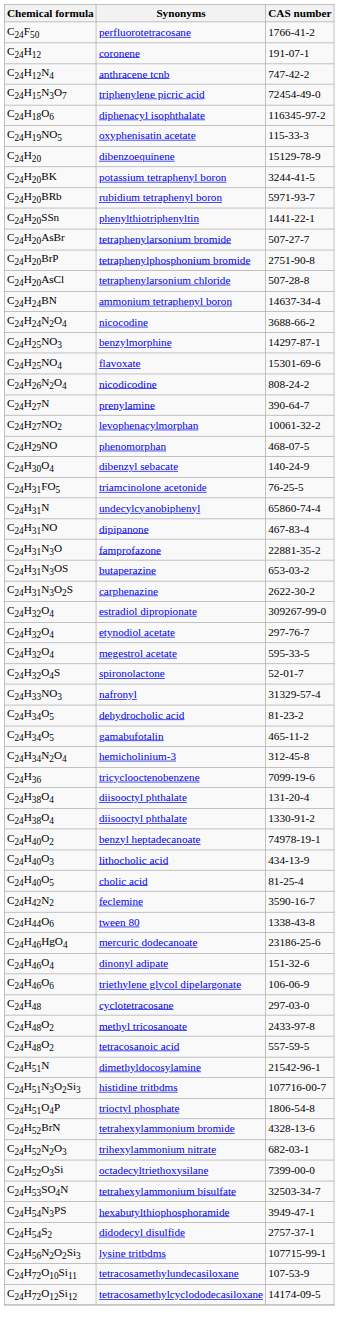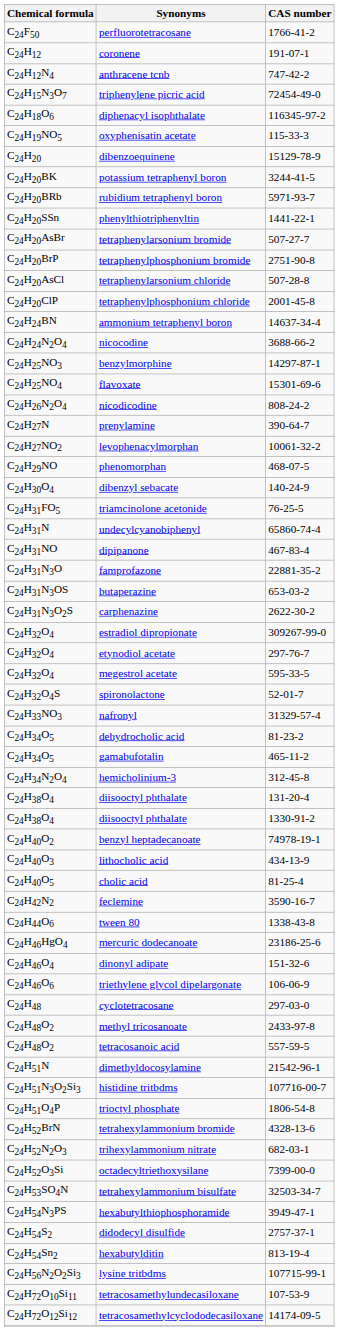+ row: (174, 301)
- row: (149, 777)
+ row: (131, 1253)
